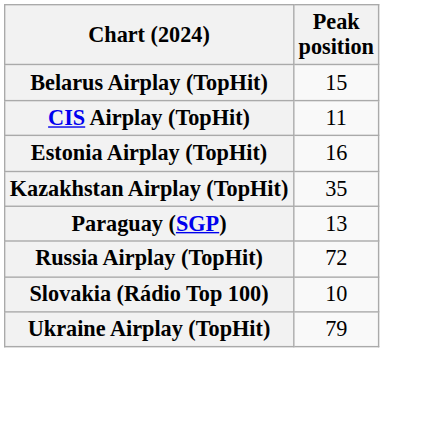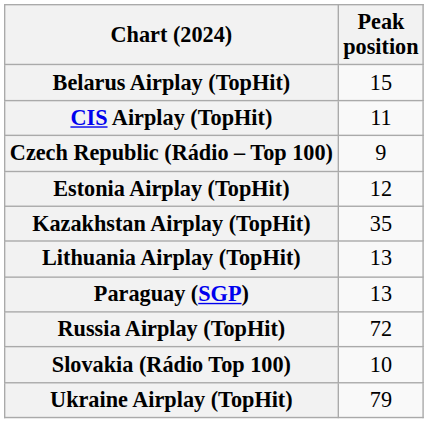+ row: (171, 152)
(336, 152) 16 -> (381, 188) 12
+ row: (171, 258)
